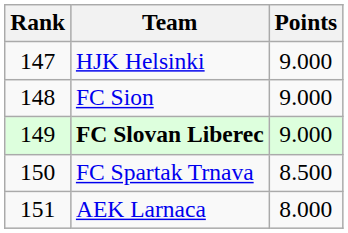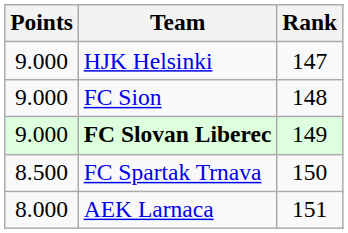columns swapped: (38, 23) <-> (306, 23)
